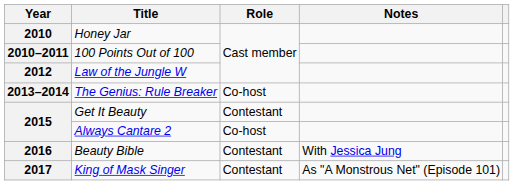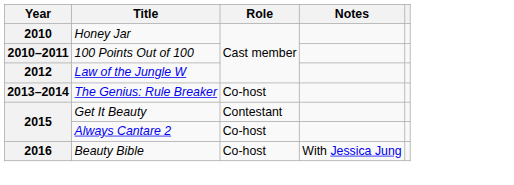(252, 151) Contestant -> (244, 151) Co-host
- row: (130, 170)
